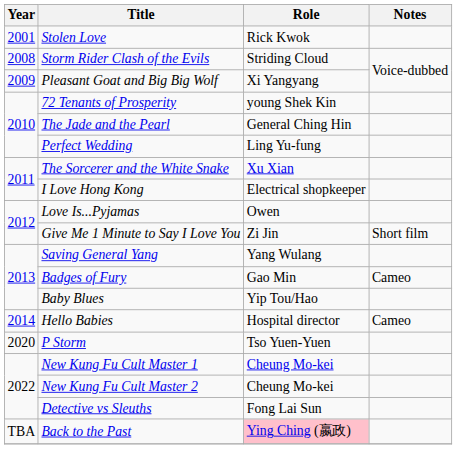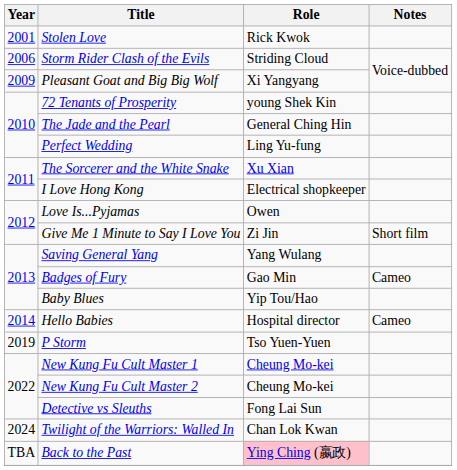(21, 59) 2008 -> (21, 59) 2006
(21, 342) 2020 -> (21, 342) 2019
+ row: (138, 430)
